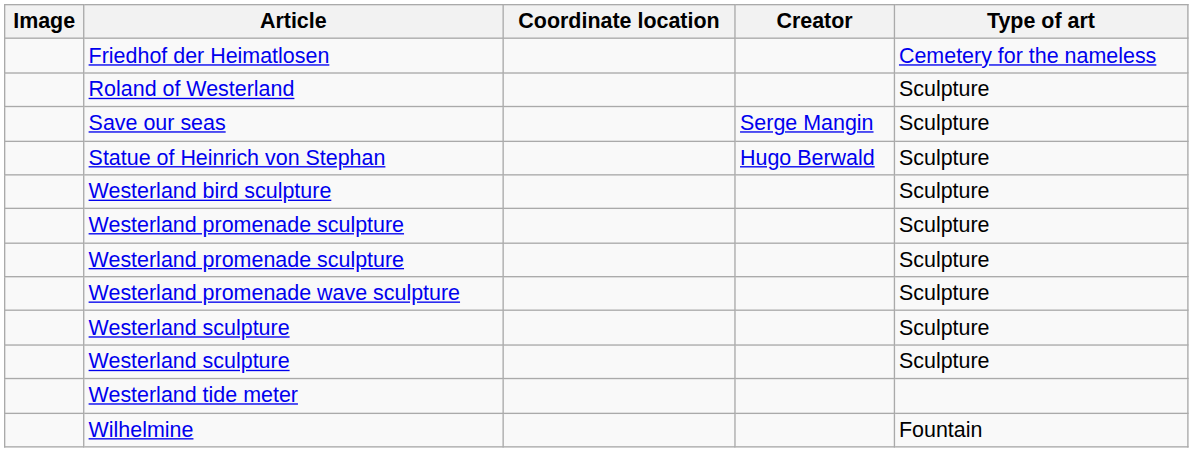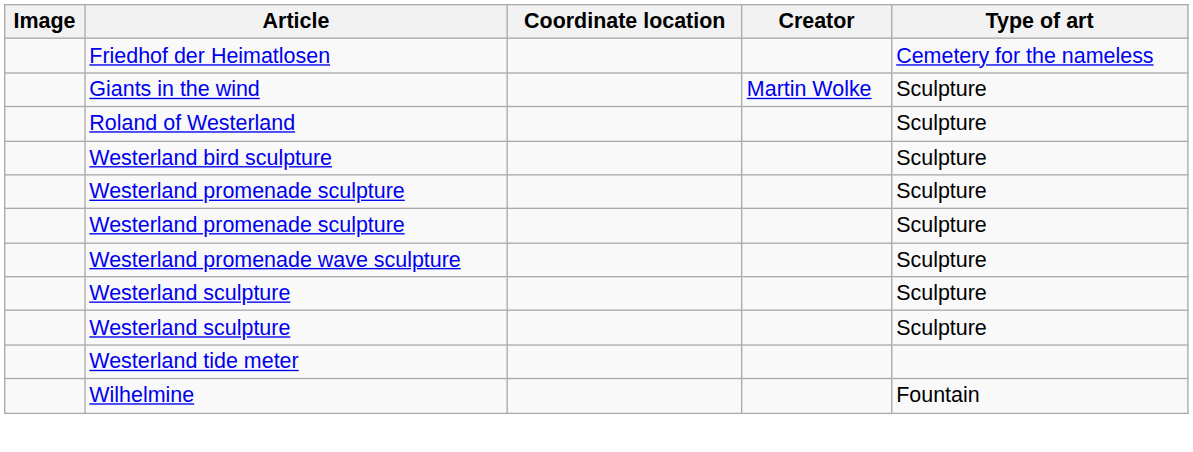+ row: (175, 89)
- row: (157, 123)
- row: (237, 157)
